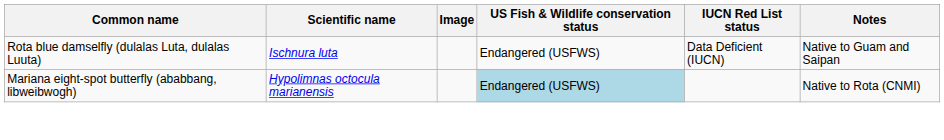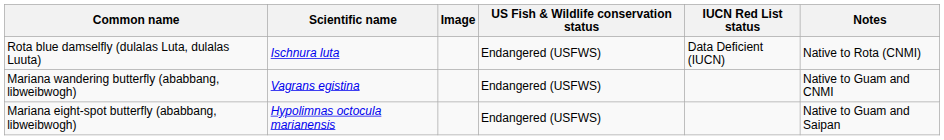(856, 53) Native to Guam and Saipan -> (862, 53) Native to Rota (CNMI)
+ row: (113, 85)
(540, 85) lightblue background -> (541, 118) no background
(862, 85) Native to Rota (CNMI) -> (856, 118) Native to Guam and Saipan
